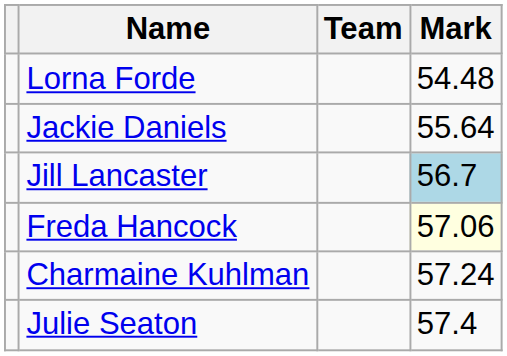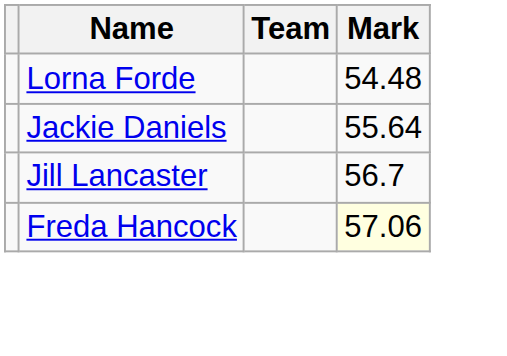(447, 176) lightblue background -> (375, 176) no background
- row: (168, 275)
- row: (112, 324)
